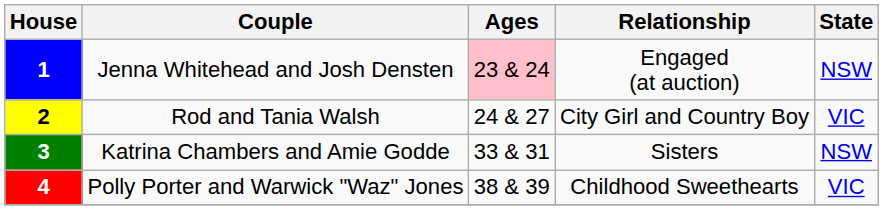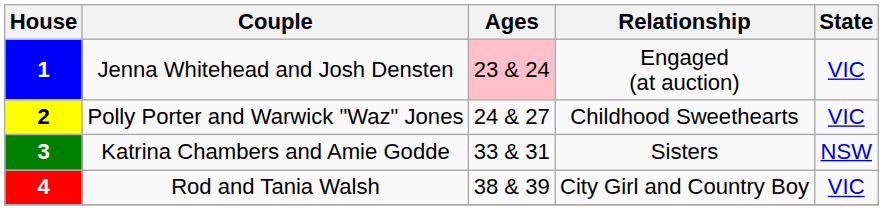(846, 69) NSW -> (846, 69) VIC
(275, 116) Rod and Tania Walsh -> (275, 116) Polly Porter and Warwick "Waz" Jones
(685, 116) City Girl and Country Boy -> (684, 116) Childhood Sweethearts
(275, 186) Polly Porter and Warwick "Waz" Jones -> (275, 186) Rod and Tania Walsh
(684, 186) Childhood Sweethearts -> (685, 186) City Girl and Country Boy
